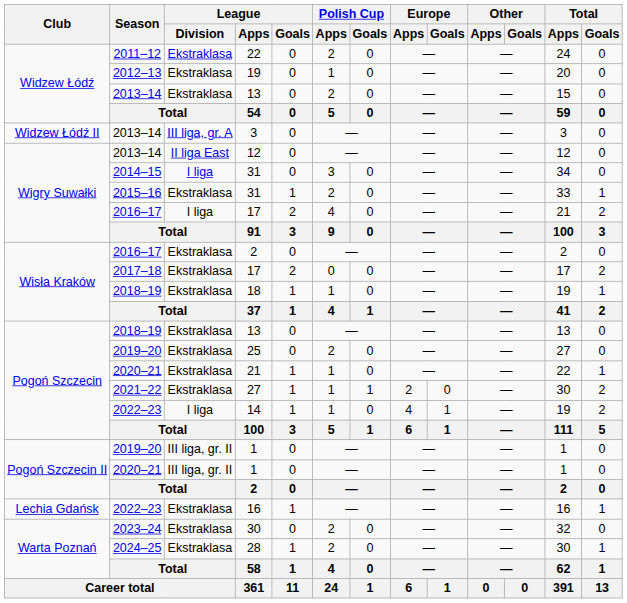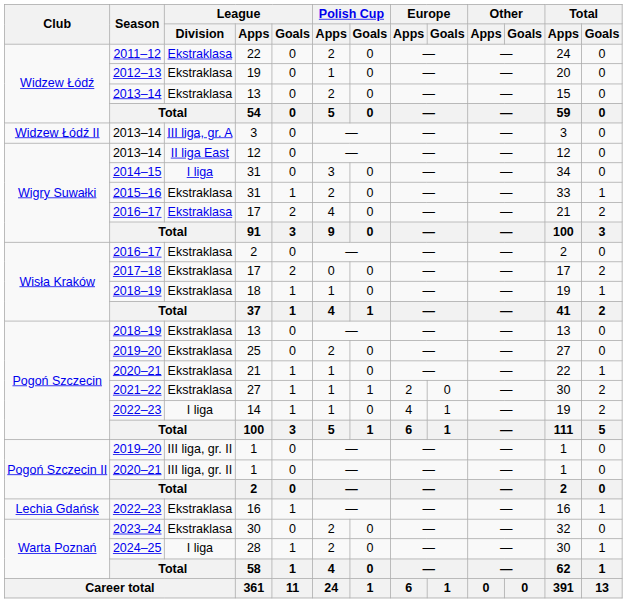(200, 212) I liga -> (200, 212) Ekstraklasa
(200, 548) Ekstraklasa -> (200, 548) I liga
